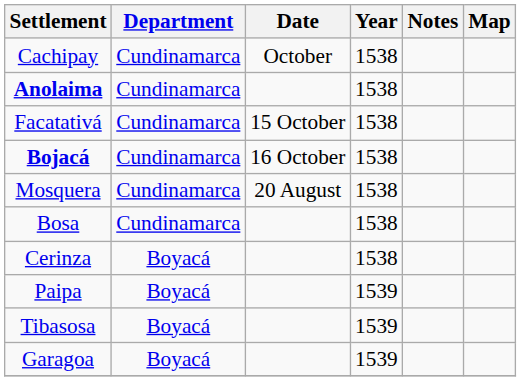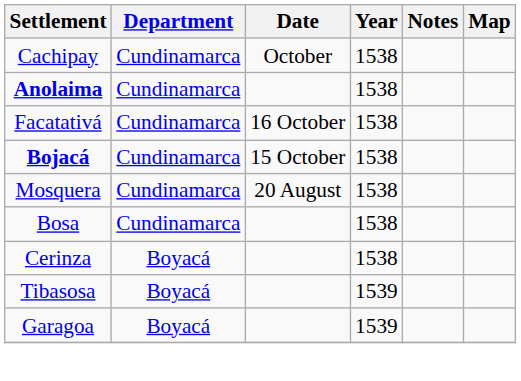(298, 122) 15 October -> (298, 122) 16 October
(298, 156) 16 October -> (298, 156) 15 October
- row: (58, 291)
